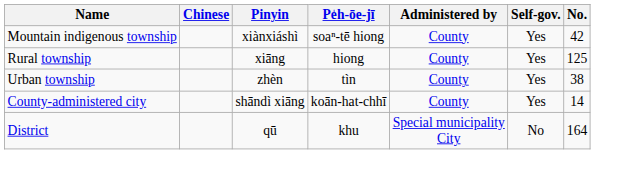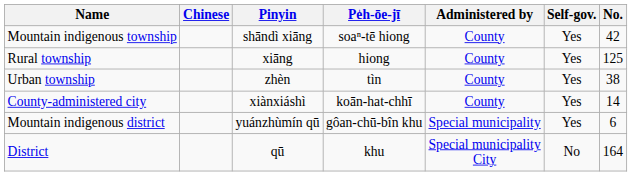(270, 36) xiànxiáshì -> (278, 36) shāndì xiāng
(270, 101) shāndì xiāng -> (278, 101) xiànxiáshì
+ row: (86, 123)
